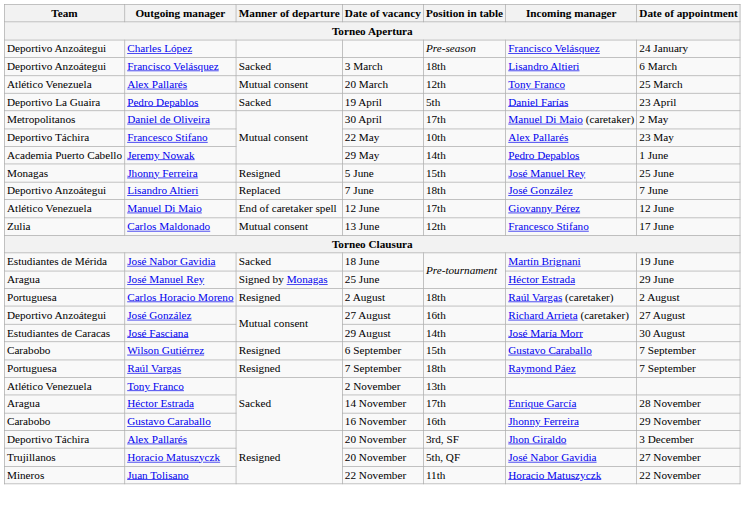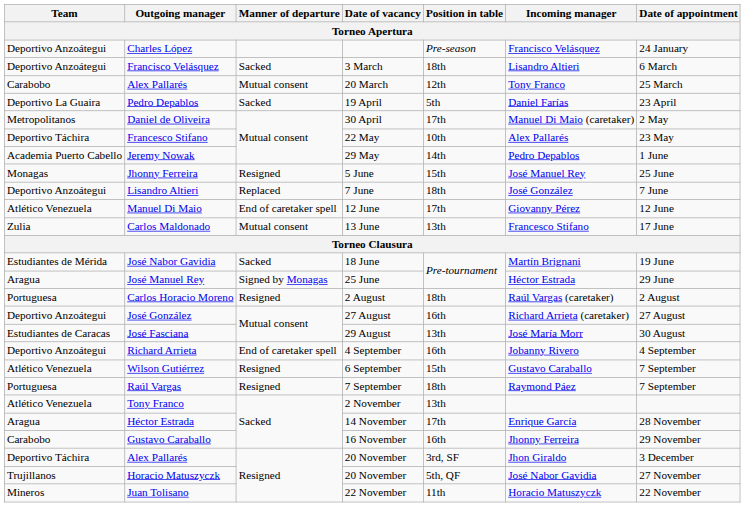(49, 84) Atlético Venezuela -> (29, 84) Carabobo
(436, 226) 12th -> (436, 226) 13th
(436, 333) 14th -> (436, 333) 13th
+ row: (162, 350)
(29, 350) Carabobo -> (49, 368) Atlético Venezuela
